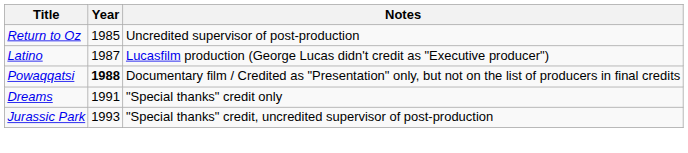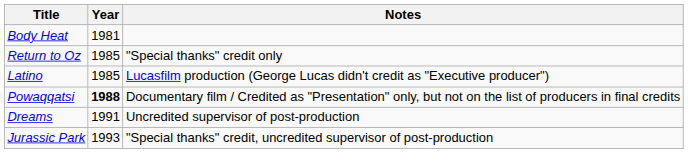+ row: (38, 35)
(243, 35) Uncredited supervisor of post-production -> (204, 55) "Special thanks" credit only
(106, 55) 1987 -> (106, 76) 1985
(204, 96) "Special thanks" credit only -> (243, 117) Uncredited supervisor of post-production
